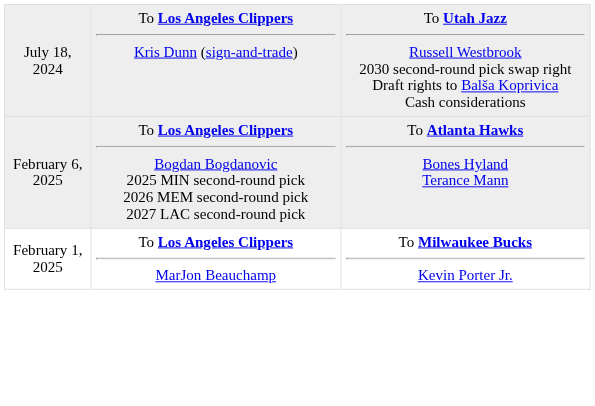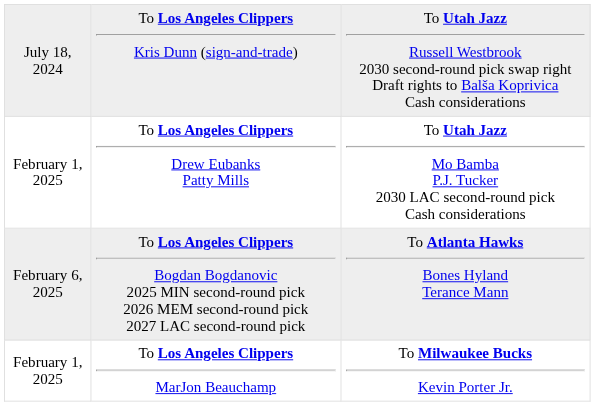+ row: (216, 155)
